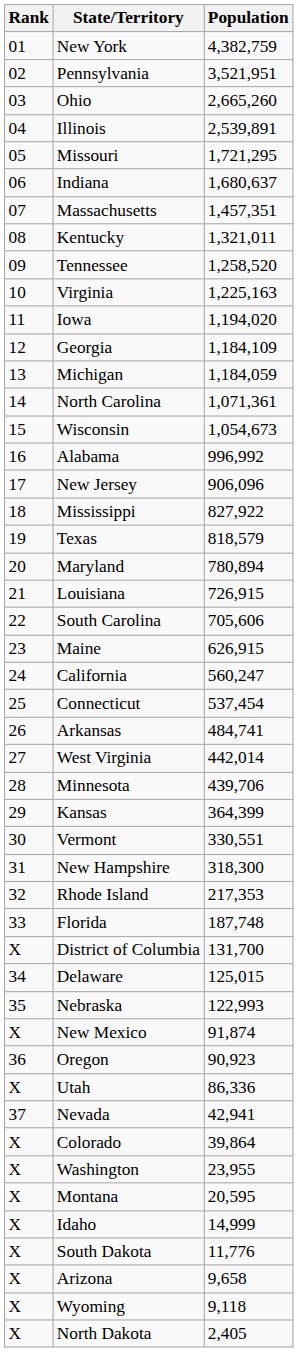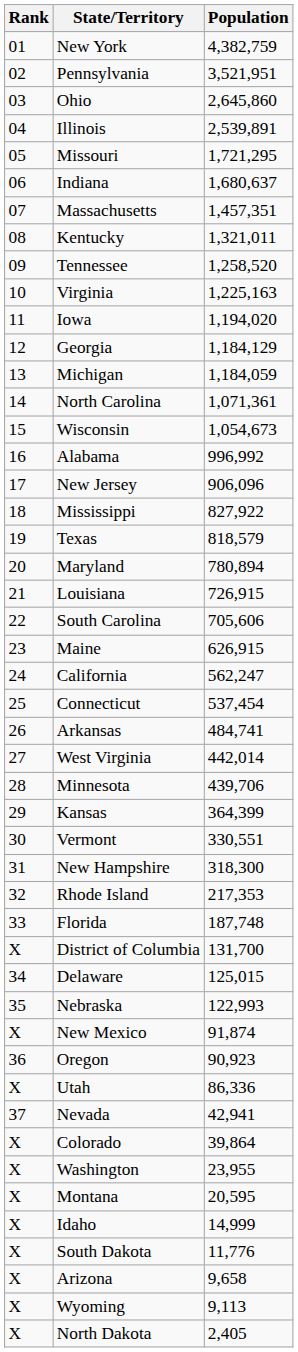(242, 100) 2,665,260 -> (242, 100) 2,645,860
(242, 347) 1,184,109 -> (242, 347) 1,184,129
(236, 675) 560,247 -> (236, 675) 562,247
(227, 1306) 9,118 -> (227, 1306) 9,113
